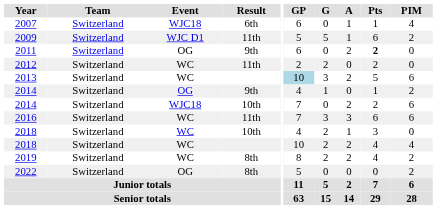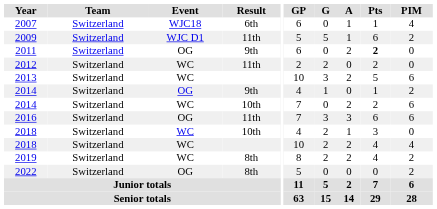(299, 77) lightblue background -> (299, 77) no background
(185, 104) WJC18 -> (185, 104) WC
(185, 118) WC -> (185, 118) OG
